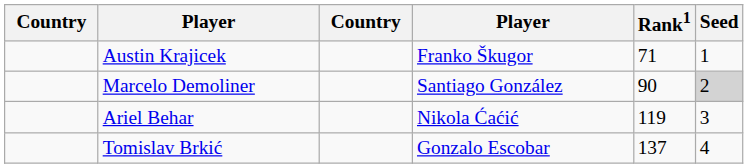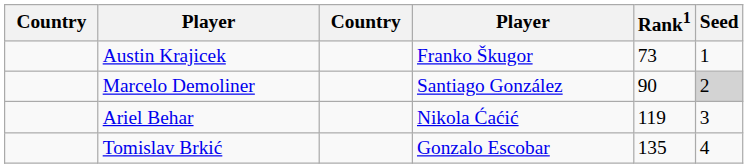(647, 55) 71 -> (647, 55) 73
(652, 147) 137 -> (652, 147) 135
